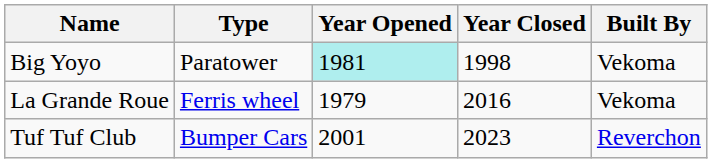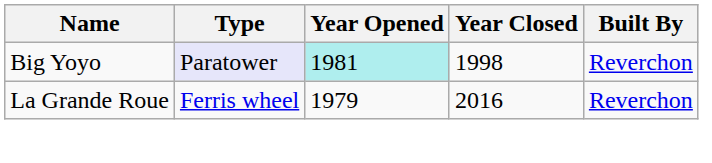(229, 61) no background -> (229, 61) lavender background
(636, 61) Vekoma -> (641, 61) Reverchon
(636, 99) Vekoma -> (641, 99) Reverchon
- row: (73, 137)
